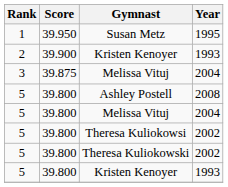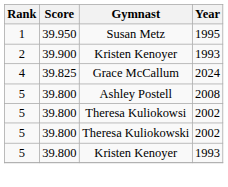- row: (22, 73)
+ row: (22, 73)
- row: (22, 113)
